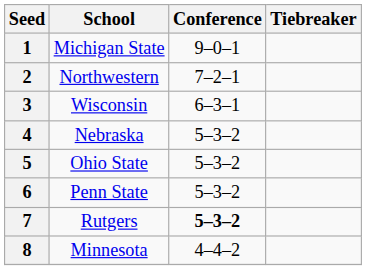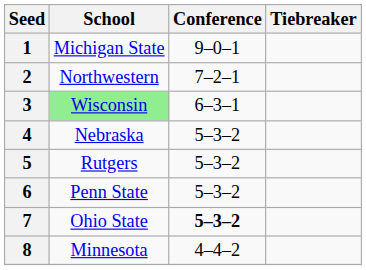(109, 105) no background -> (109, 105) lightgreen background
(109, 163) Ohio State -> (109, 163) Rutgers
(109, 221) Rutgers -> (109, 221) Ohio State
